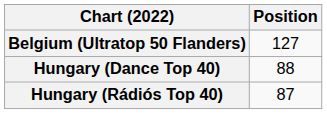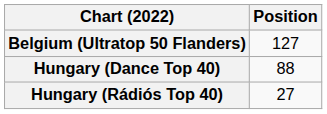(286, 95) 87 -> (286, 95) 27
